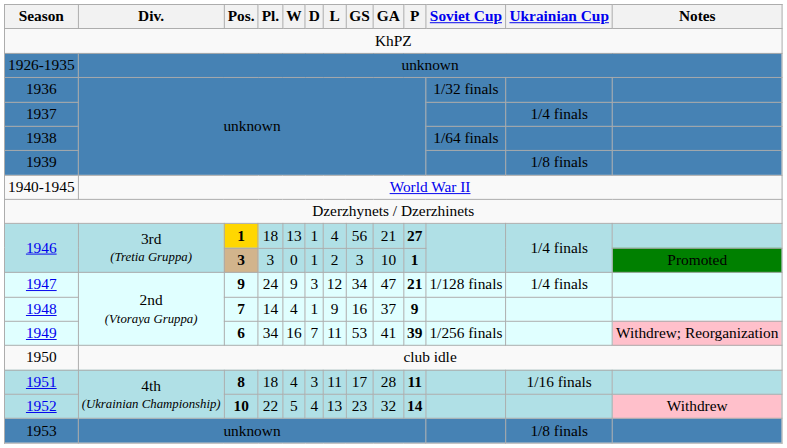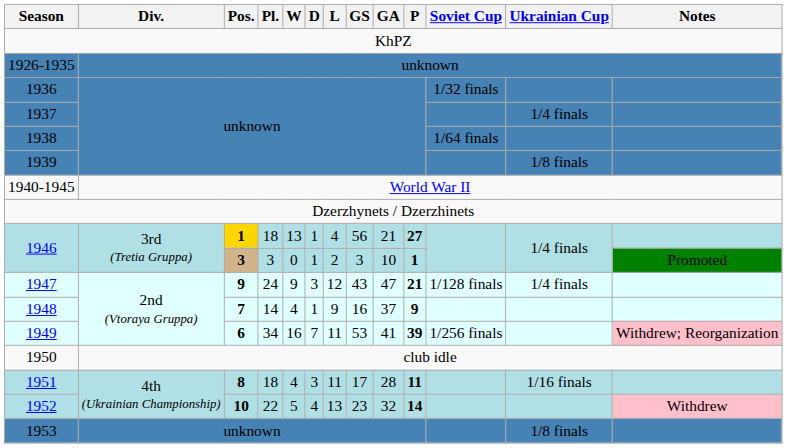(360, 284) 34 -> (360, 284) 43
